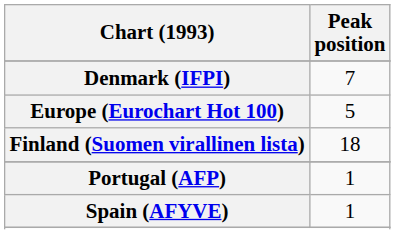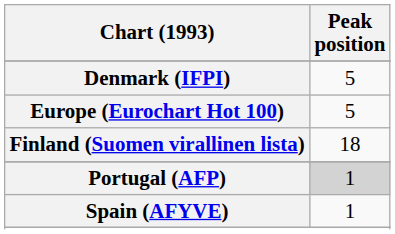(350, 77) 7 -> (350, 77) 5
(350, 177) no background -> (350, 177) lightgrey background
